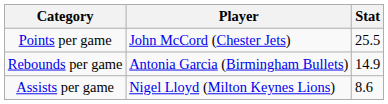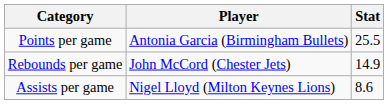(210, 40) John McCord (Chester Jets) -> (239, 40) Antonia Garcia (Birmingham Bullets)
(239, 64) Antonia Garcia (Birmingham Bullets) -> (210, 64) John McCord (Chester Jets)
